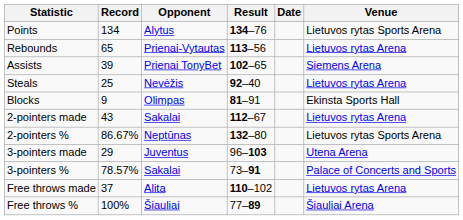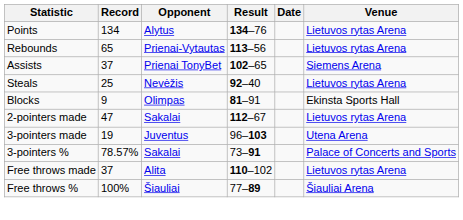(374, 30) Lietuvos rytas Sports Arena -> (356, 30) Lietuvos rytas Arena
(107, 65) 39 -> (107, 65) 37
(107, 118) 43 -> (107, 118) 47
- row: (38, 135)
(107, 153) 29 -> (107, 135) 19
